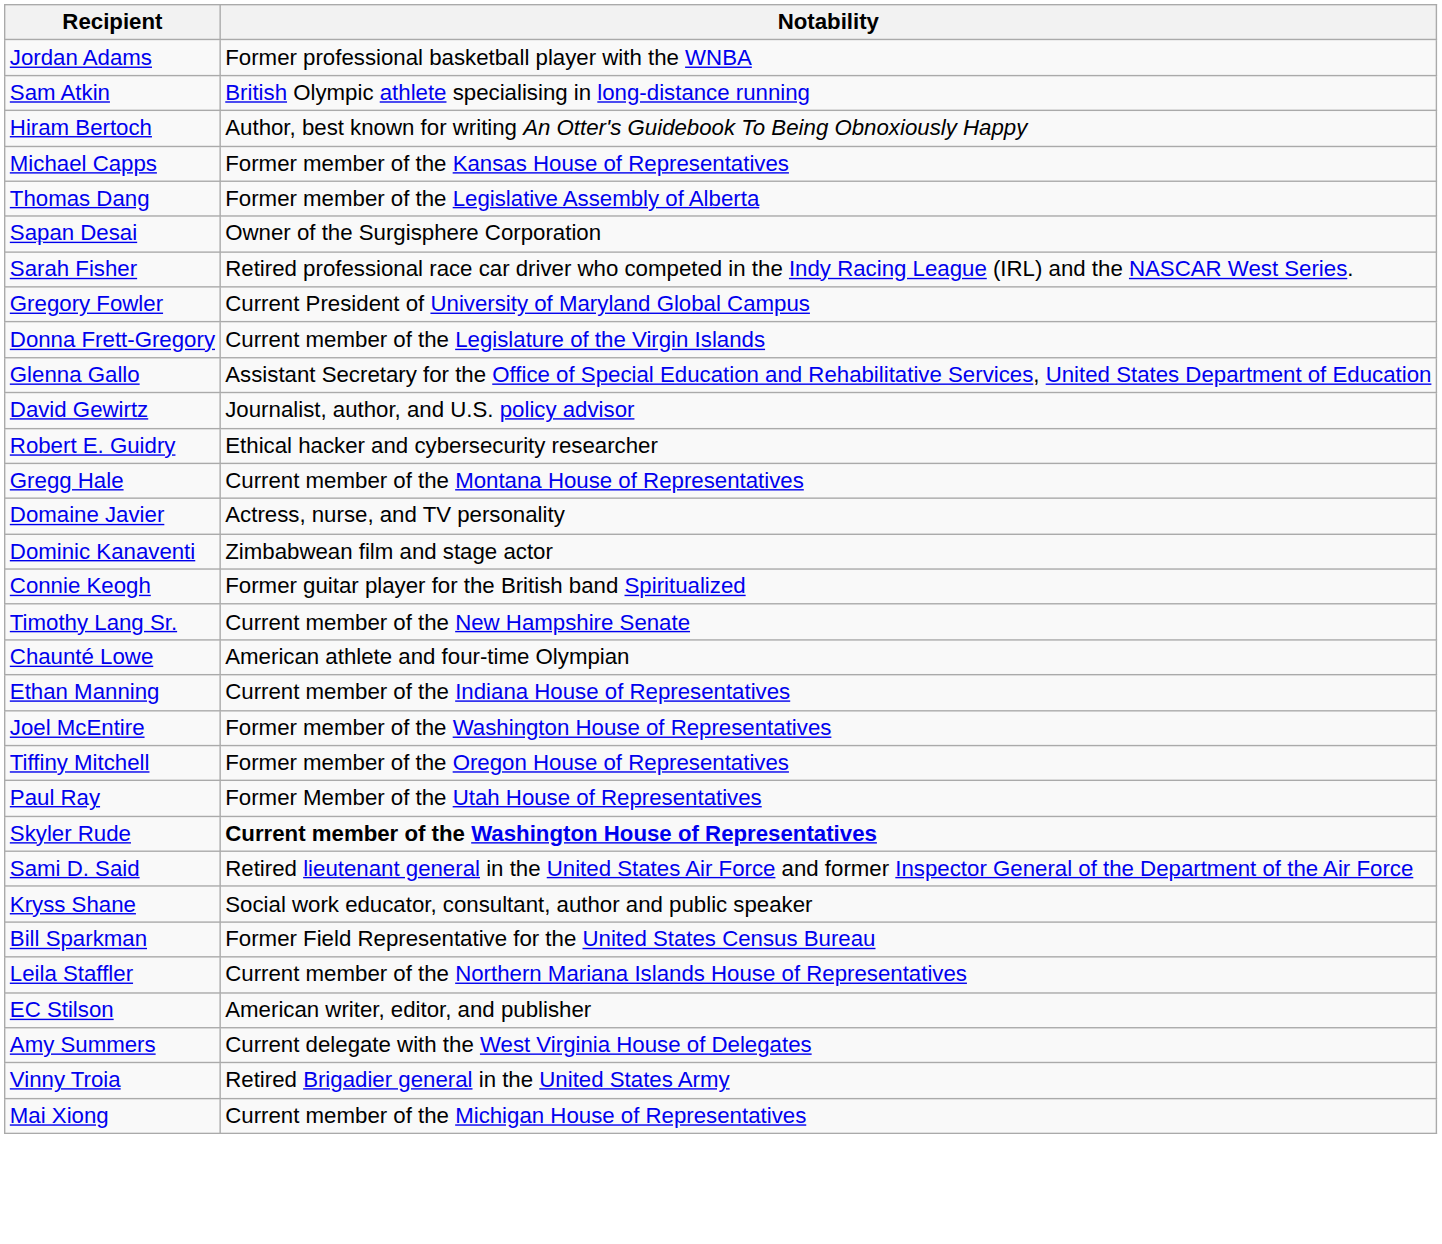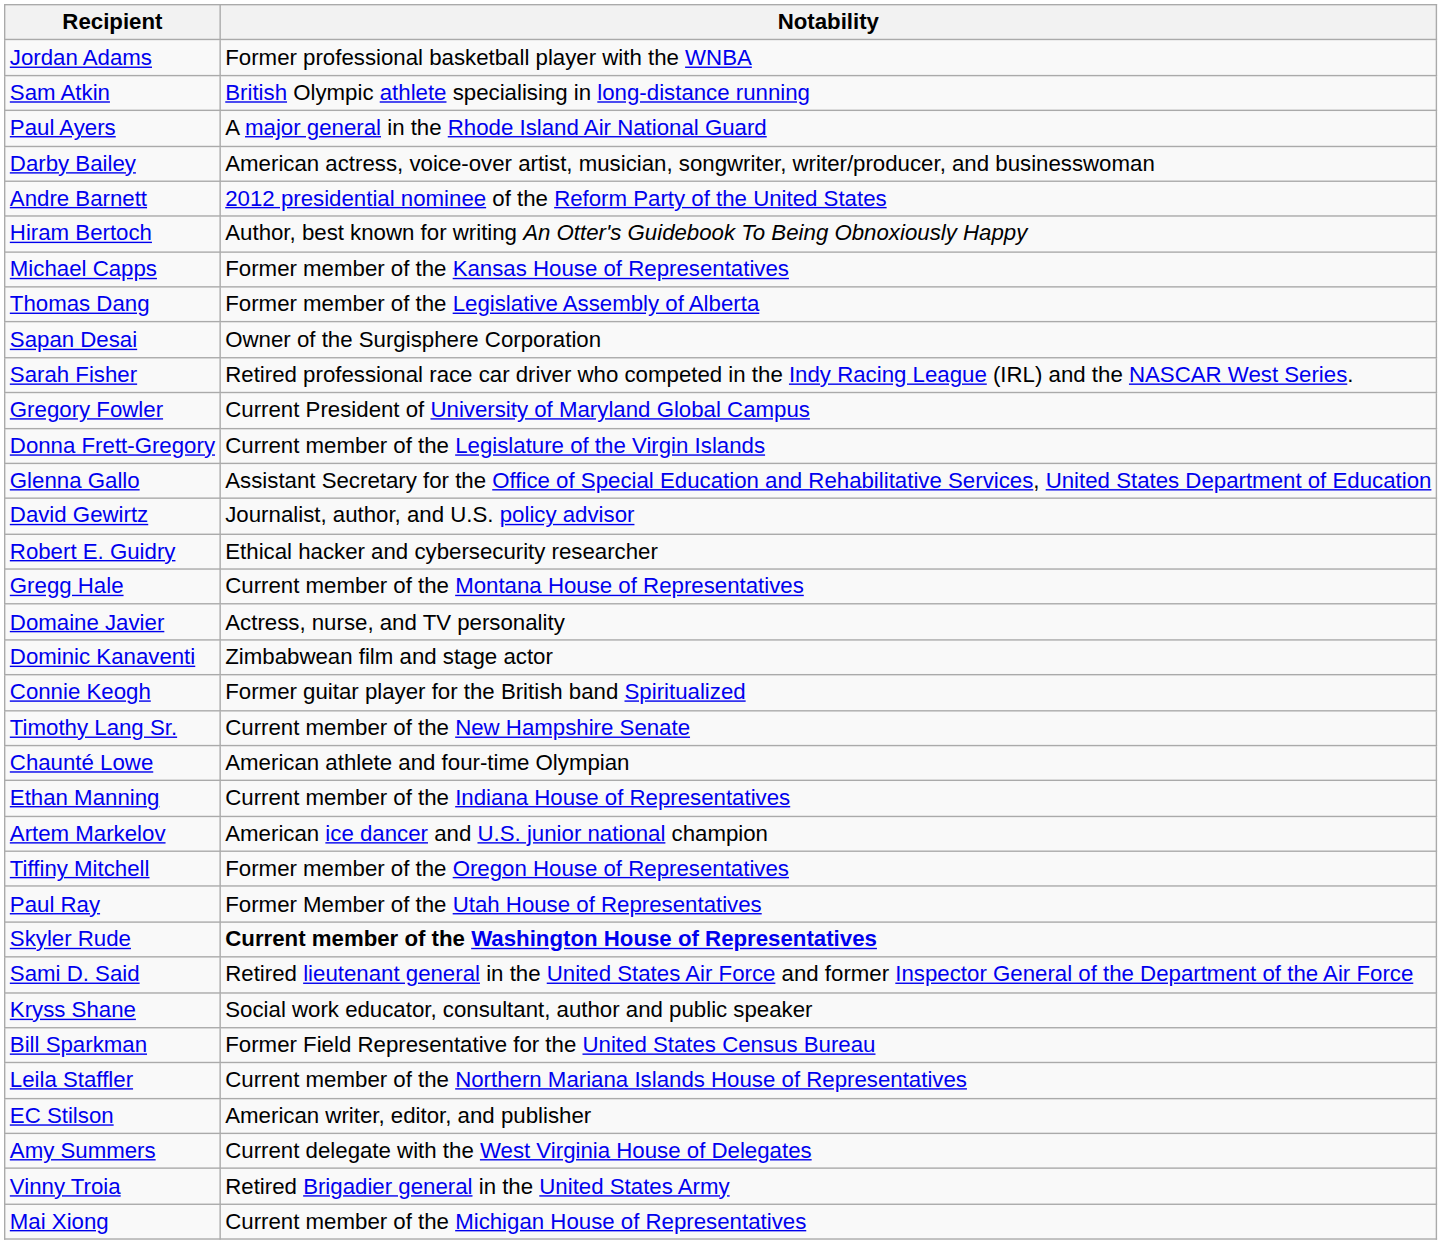+ row: (63, 127)
+ row: (73, 163)
+ row: (78, 198)
+ row: (88, 833)
- row: (77, 727)
